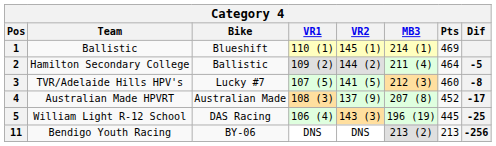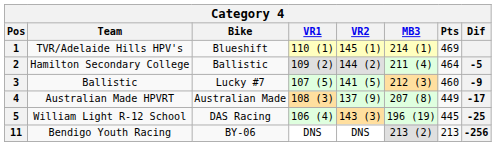(110, 49) Ballistic -> (110, 49) TVR/Adelaide Hills HPV's
(110, 83) TVR/Adelaide Hills HPV's -> (110, 83) Ballistic
(476, 83) -8 -> (476, 83) -9
(450, 99) 452 -> (450, 99) 449
